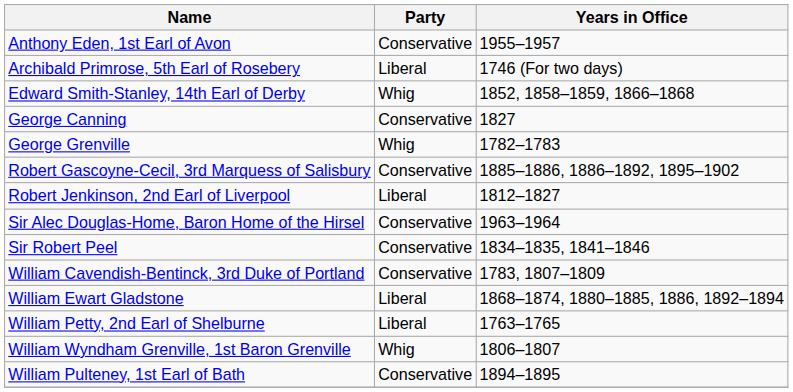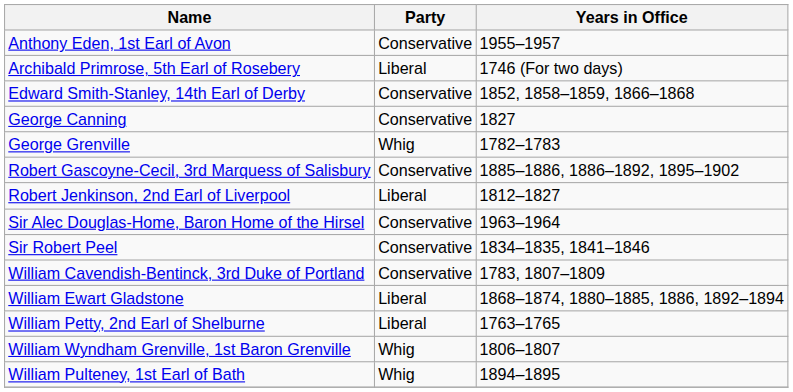(396, 94) Whig -> (425, 94) Conservative
(425, 375) Conservative -> (396, 375) Whig
